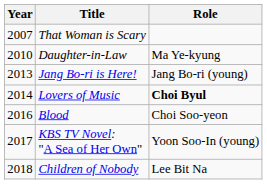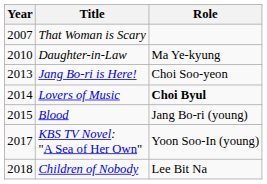(200, 74) Jang Bo-ri (young) -> (190, 74) Choi Soo-yeon
(20, 114) 2016 -> (20, 114) 2015
(190, 114) Choi Soo-yeon -> (200, 114) Jang Bo-ri (young)
